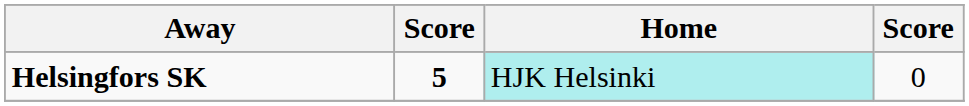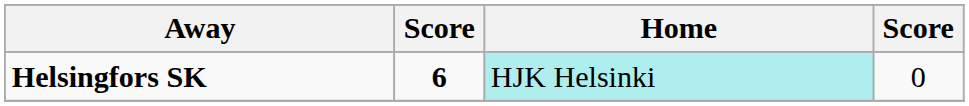(439, 76) 5 -> (439, 76) 6
